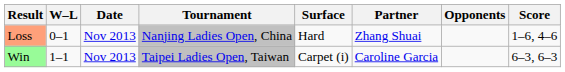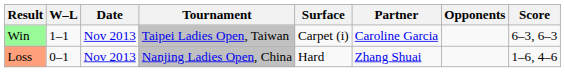rows swapped: (20, 35) <-> (18, 56)
